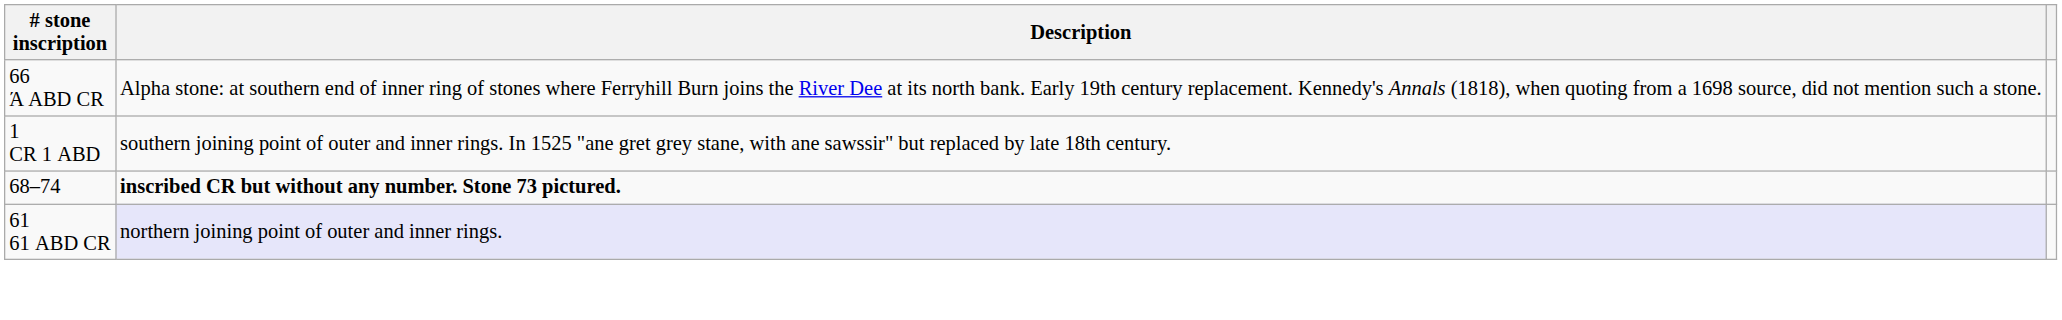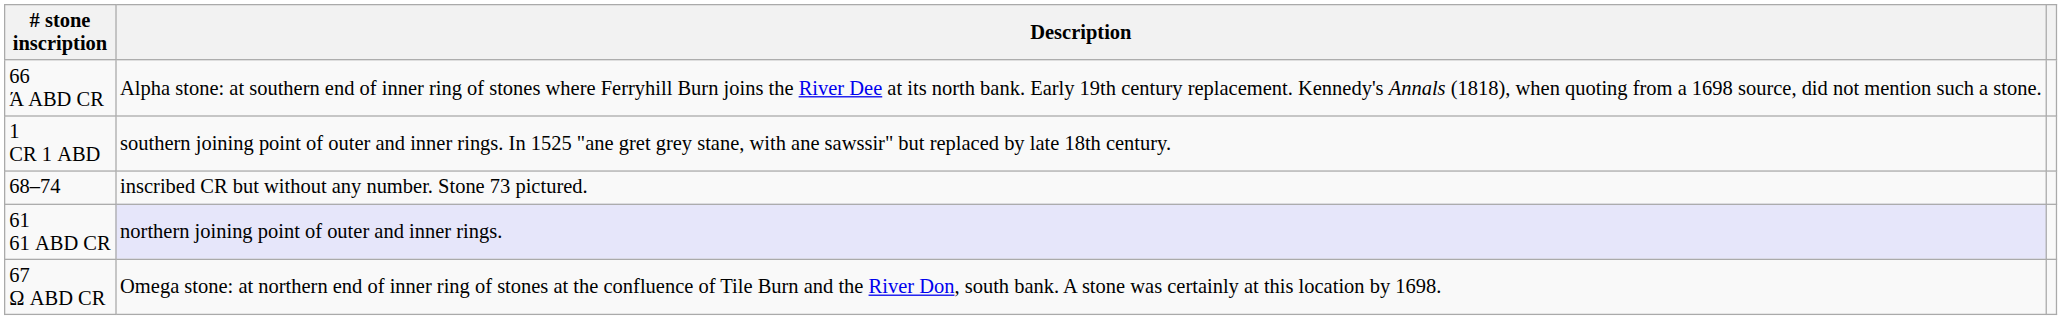(370, 187) bold -> (354, 187) normal
+ row: (57, 286)
